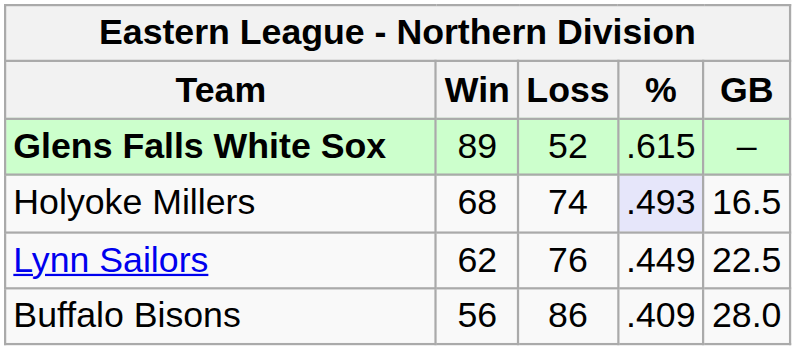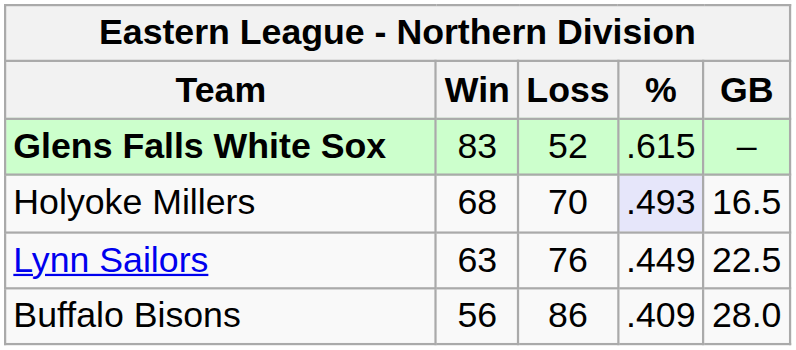(477, 145) 89 -> (477, 145) 83
(568, 202) 74 -> (568, 202) 70
(477, 259) 62 -> (477, 259) 63
